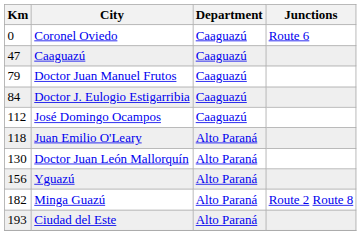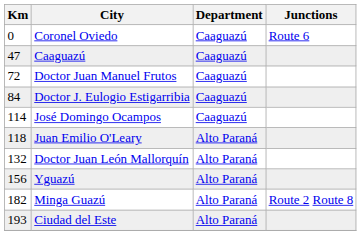(14, 76) 79 -> (14, 76) 72
(17, 117) 112 -> (17, 117) 114
(17, 158) 130 -> (17, 158) 132
